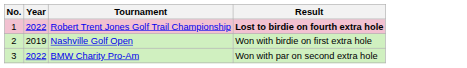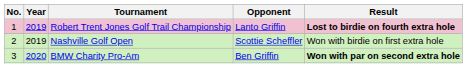+ column: (269, 12)
(36, 27) 2022 -> (36, 27) 2019
(36, 56) 2022 -> (36, 56) 2020
(306, 56) normal -> (383, 56) bold
